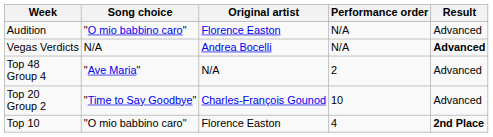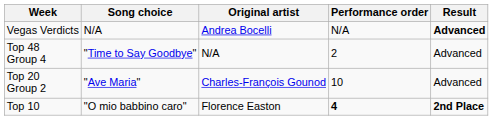- row: (27, 30)
(112, 71) "Ave Maria" -> (140, 53) "Time to Say Goodbye"
(140, 100) "Time to Say Goodbye" -> (112, 83) "Ave Maria"
(334, 123) normal -> (334, 106) bold
